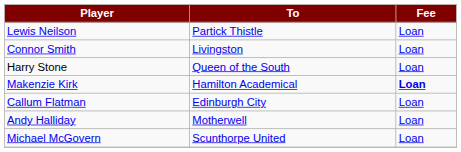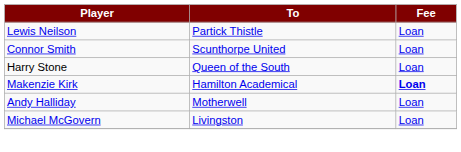(218, 49) Livingston -> (239, 49) Scunthorpe United
- row: (46, 102)
(239, 138) Scunthorpe United -> (218, 120) Livingston
